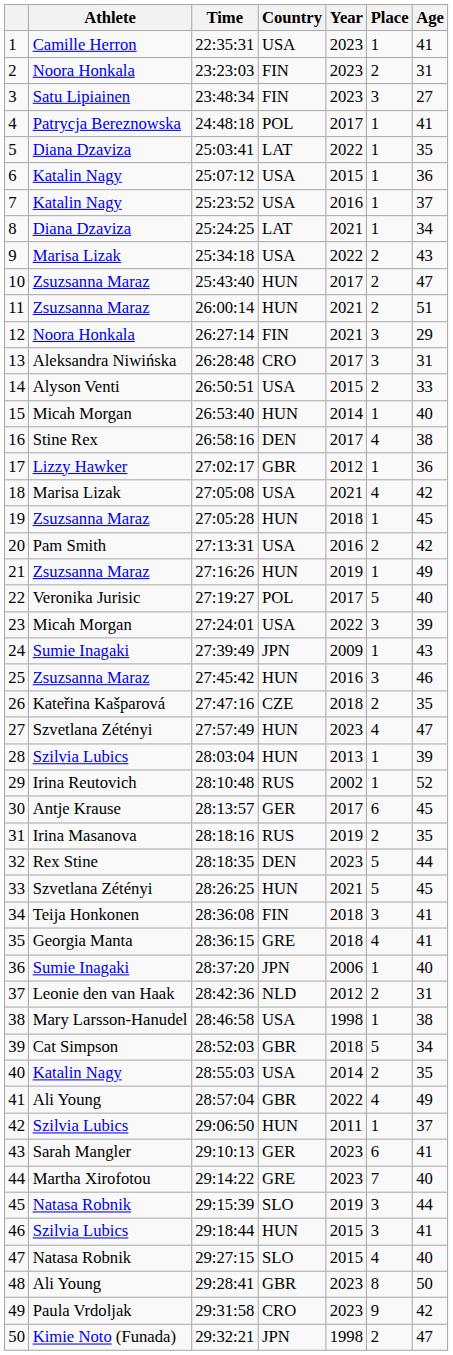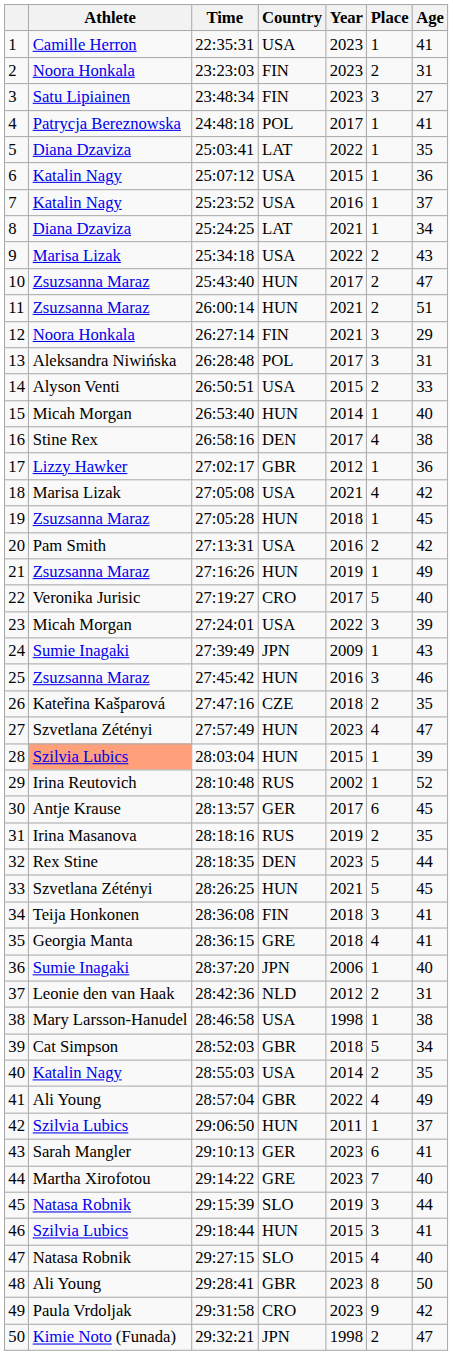(279, 360) CRO -> (278, 360) POL
(278, 598) POL -> (279, 598) CRO
(80, 756) no background -> (80, 756) lightsalmon background
(346, 756) 2013 -> (346, 756) 2015
